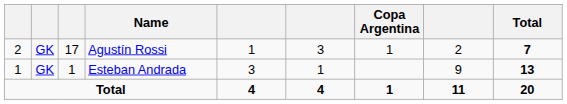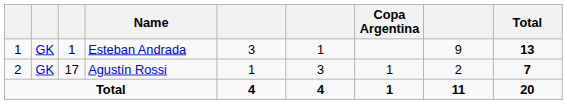rows swapped: (137, 69) <-> (128, 49)
